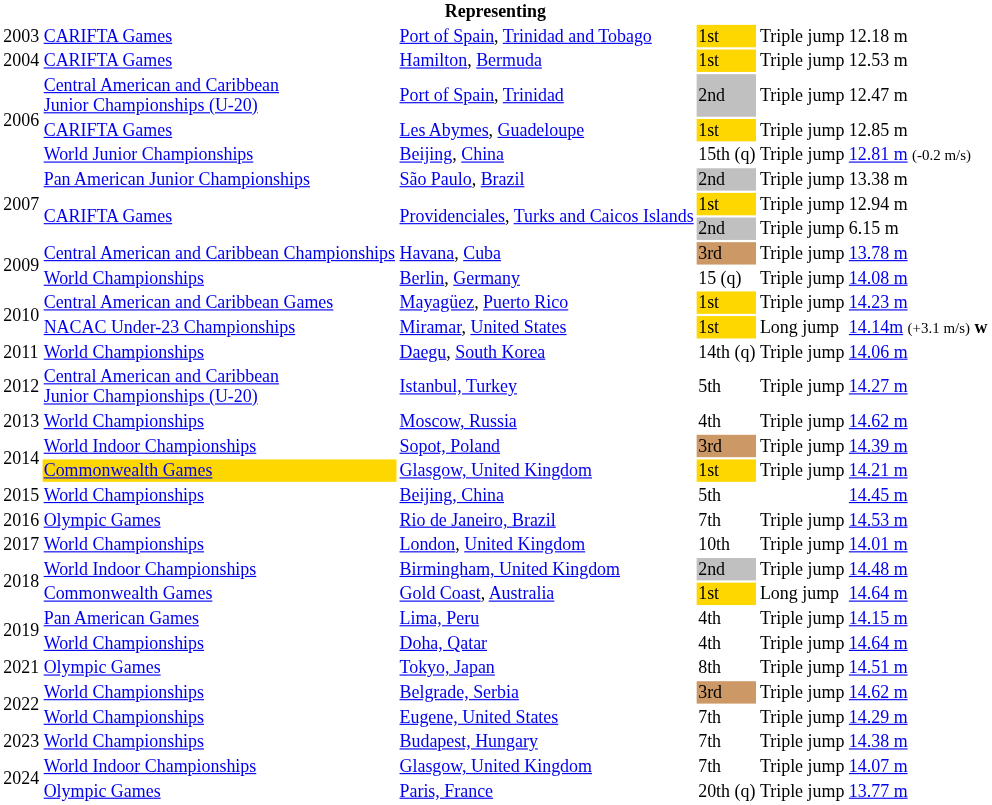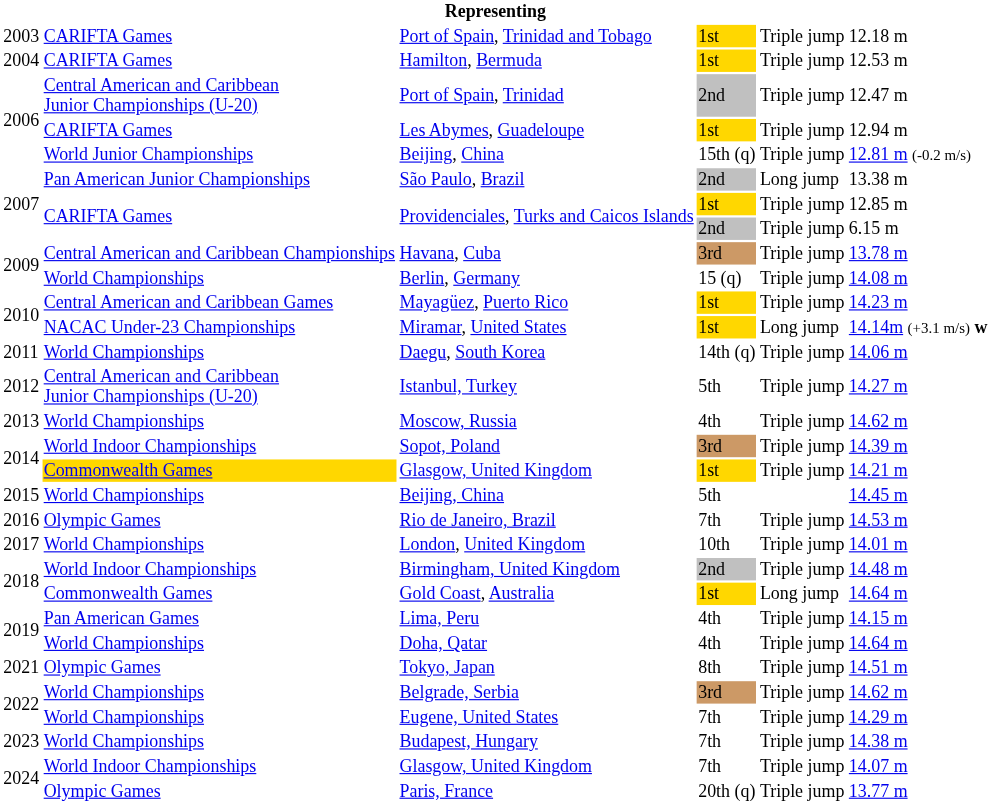(878, 130) 12.85 m -> (878, 130) 12.94 m
(802, 179) Triple jump -> (799, 179) Long jump
(878, 204) 12.94 m -> (878, 204) 12.85 m
